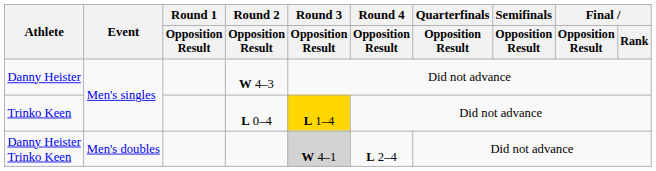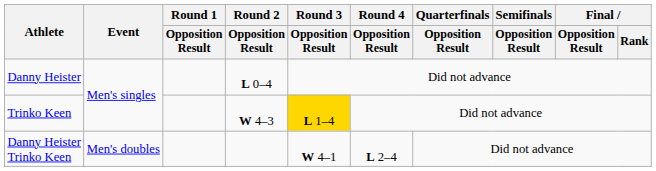(257, 85) W 4–3 -> (257, 85) L 0–4
(257, 120) L 0–4 -> (257, 120) W 4–3
(319, 156) lightgrey background -> (319, 156) no background
